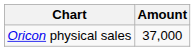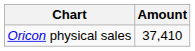(162, 35) 37,000 -> (162, 35) 37,410
